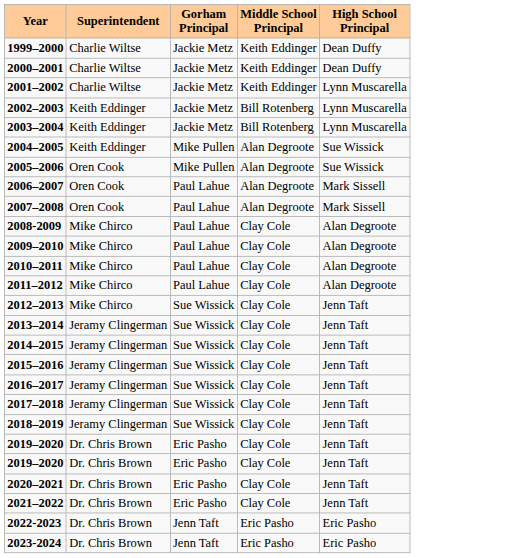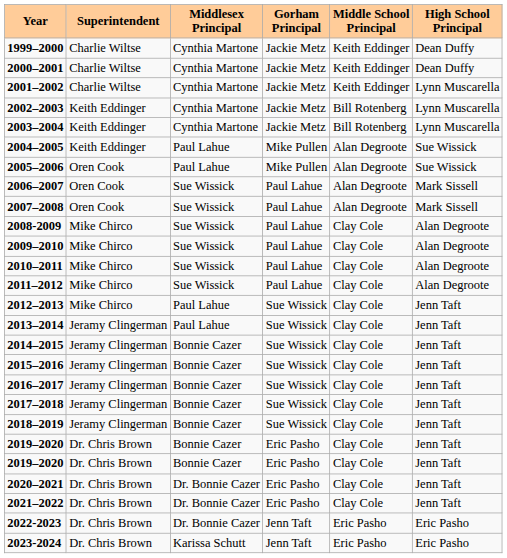+ column: (217, 21)
